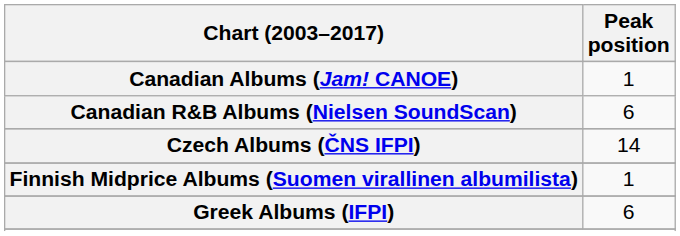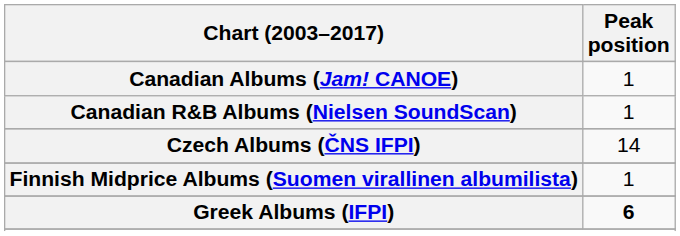(629, 111) 6 -> (629, 111) 1
(629, 212) normal -> (629, 212) bold
